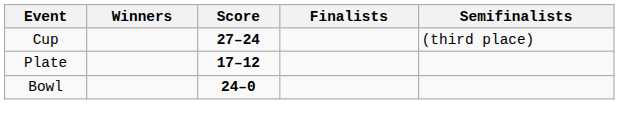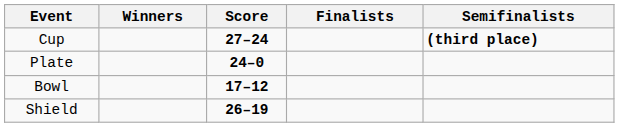(478, 40) normal -> (482, 40) bold
(238, 63) 17–12 -> (247, 63) 24–0
(238, 87) 24–0 -> (247, 87) 17–12
+ row: (52, 110)
